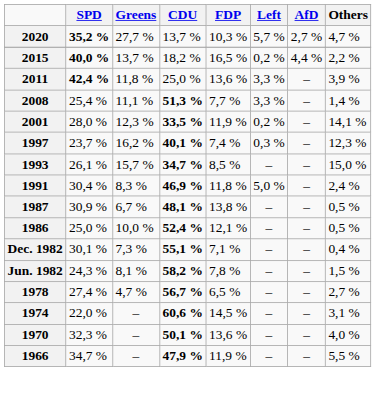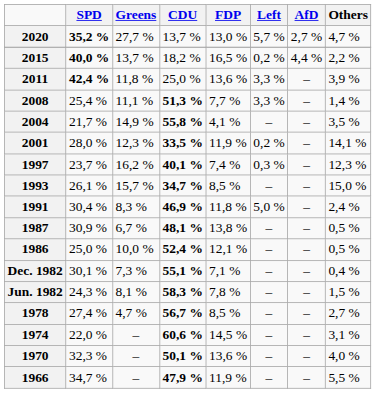(228, 36) 10,3 % -> (228, 36) 13,0 %
+ row: (35, 121)
(183, 270) 58,2 % -> (183, 292) 58,3 %
(225, 292) 6,5 % -> (225, 313) 8,5 %
